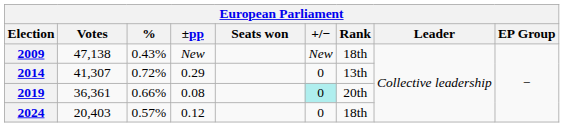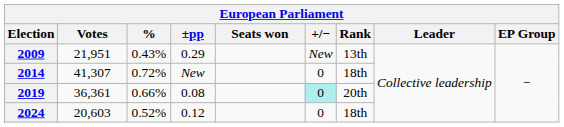(92, 53) 47,138 -> (92, 53) 21,951
(193, 53) New -> (193, 53) 0.29
(355, 53) 18th -> (355, 53) 13th
(193, 73) 0.29 -> (193, 73) New
(355, 73) 13th -> (355, 73) 18th
(92, 112) 20,403 -> (92, 112) 20,603
(149, 112) 0.57% -> (149, 112) 0.52%
